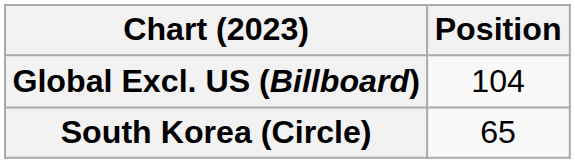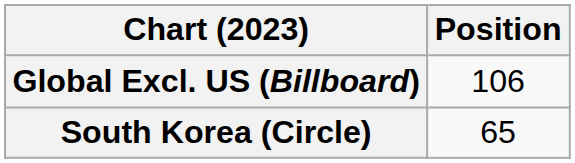(498, 81) 104 -> (498, 81) 106
